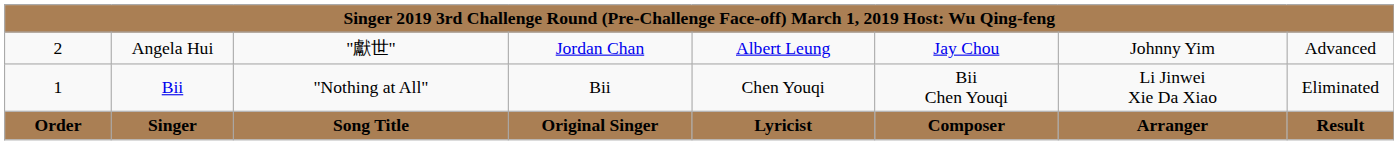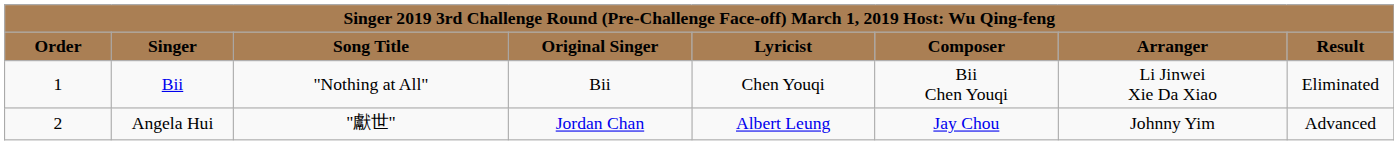rows swapped: (172, 125) <-> (172, 48)
